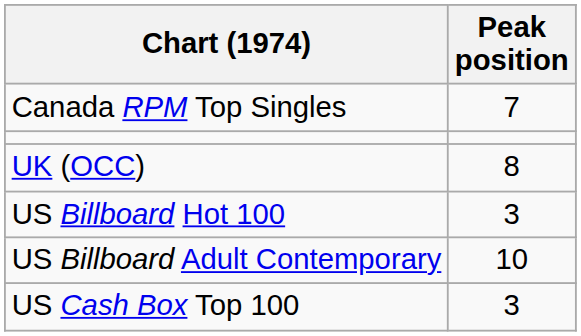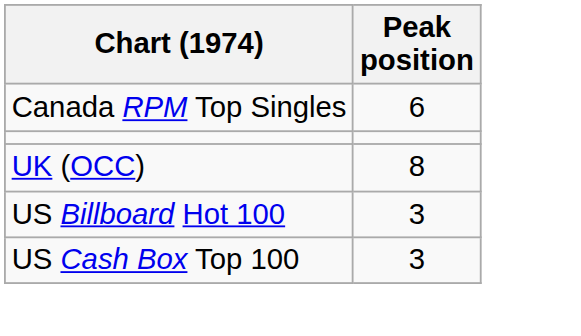(512, 107) 7 -> (417, 107) 6
- row: (227, 259)
